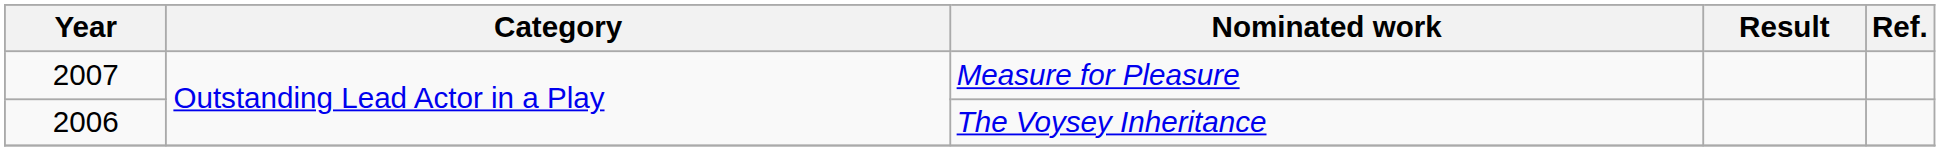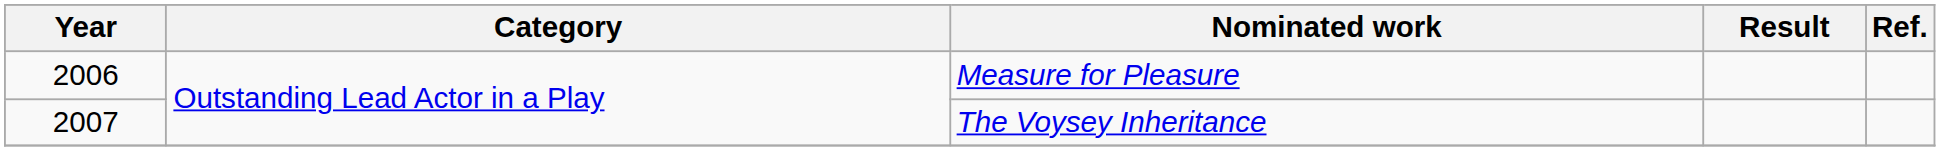(86, 74) 2007 -> (86, 74) 2006
(86, 121) 2006 -> (86, 121) 2007
